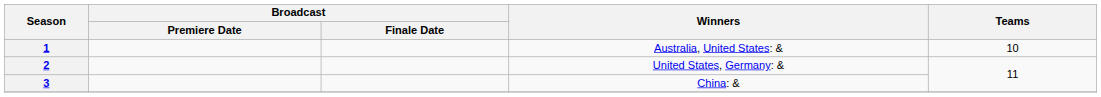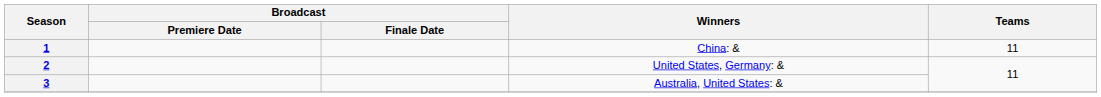(718, 48) Australia, United States: & -> (718, 48) China: &
(1013, 48) 10 -> (1013, 48) 11
(718, 83) China: & -> (718, 83) Australia, United States: &
